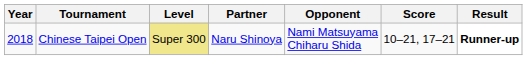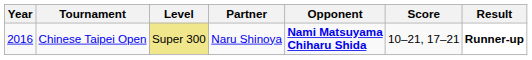(20, 39) 2018 -> (20, 39) 2016
(333, 39) normal -> (335, 39) bold
